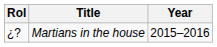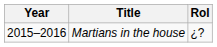columns swapped: (180, 13) <-> (17, 13)
